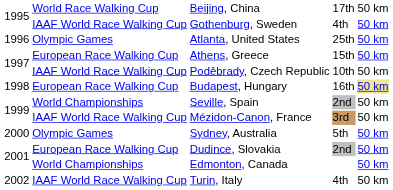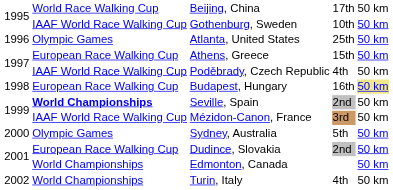(340, 24) 4th -> (344, 24) 10th
(344, 71) 10th -> (340, 71) 4th
(88, 102) normal -> (92, 102) bold
(110, 180) IAAF World Race Walking Cup -> (88, 180) World Championships
